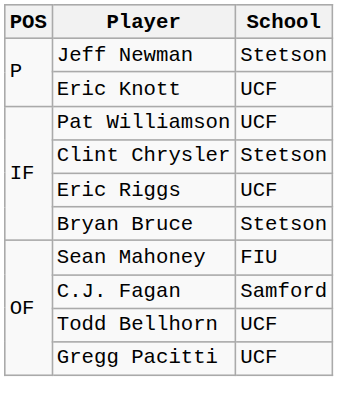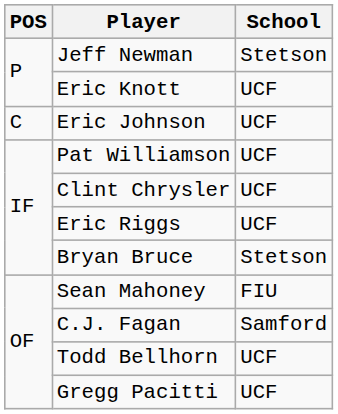+ row: (131, 123)
(284, 156) Stetson -> (259, 190) UCF
